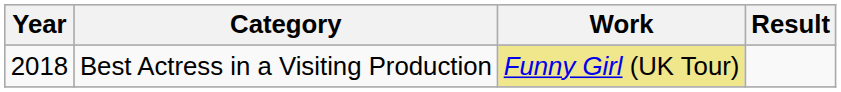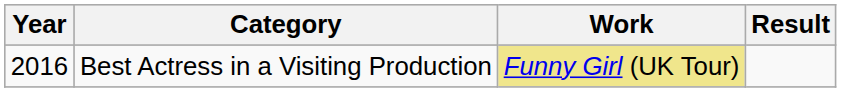(39, 65) 2018 -> (39, 65) 2016
